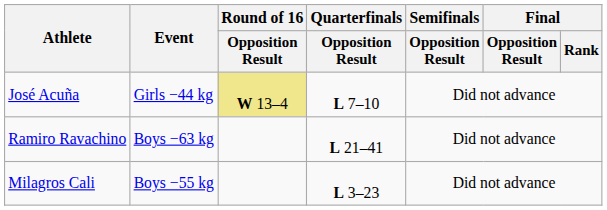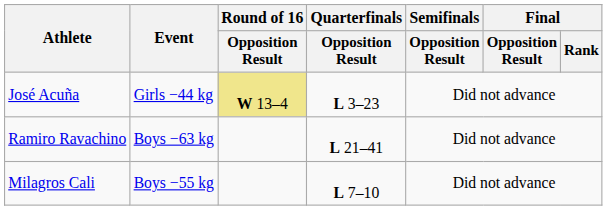(356, 104) L 7–10 -> (356, 104) L 3–23
(356, 193) L 3–23 -> (356, 193) L 7–10
